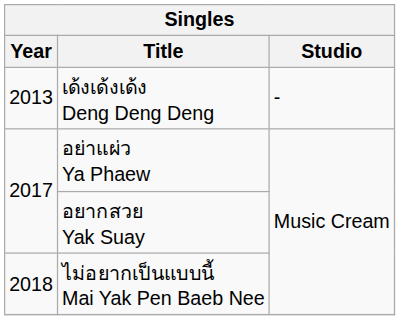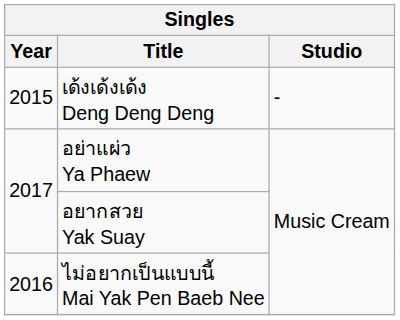(31, 97) 2013 -> (31, 97) 2015
(31, 283) 2018 -> (31, 283) 2016
